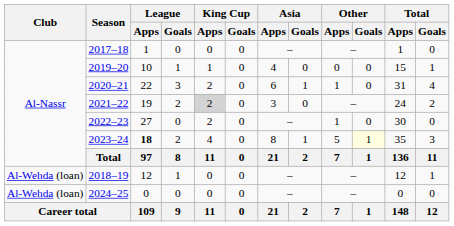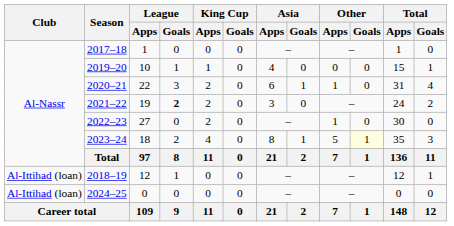(178, 103) normal -> (176, 103) bold
(210, 103) lightgrey background -> (208, 103) no background
(146, 139) bold -> (145, 139) normal
(45, 175) Al-Wehda (loan) -> (44, 175) Al-Ittihad (loan)
(45, 193) Al-Wehda (loan) -> (44, 193) Al-Ittihad (loan)
